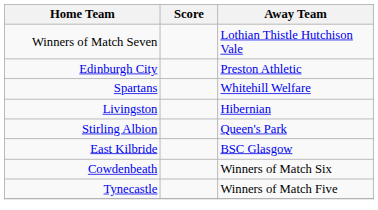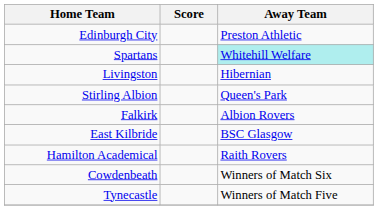- row: (95, 41)
(266, 88) no background -> (266, 54) paleturquoise background
+ row: (139, 114)
+ row: (102, 154)
